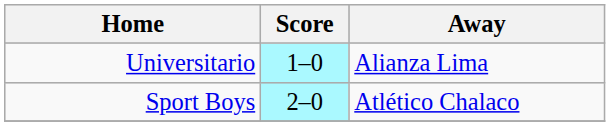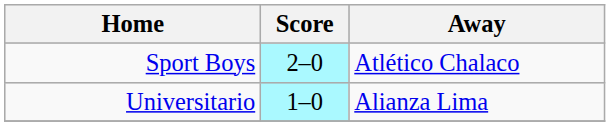rows swapped: (191, 62) <-> (200, 101)
